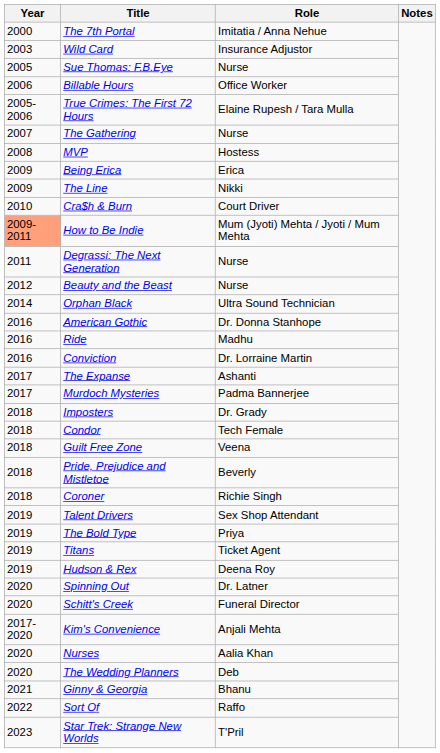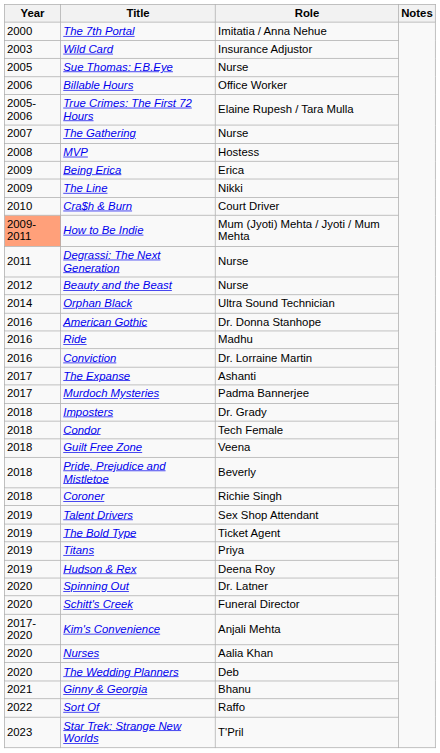(231, 533) Priya -> (249, 533) Ticket Agent
(249, 551) Ticket Agent -> (231, 551) Priya
